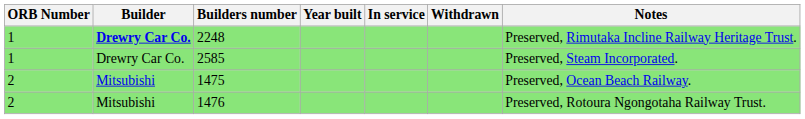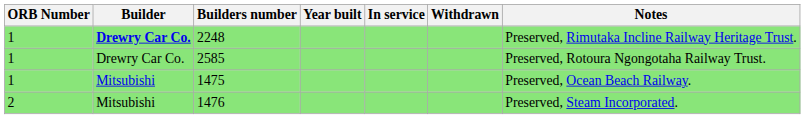(592, 59) Preserved, Steam Incorporated. -> (636, 59) Preserved, Rotoura Ngongotaha Railway Trust.
(11, 80) 2 -> (11, 80) 1
(636, 102) Preserved, Rotoura Ngongotaha Railway Trust. -> (592, 102) Preserved, Steam Incorporated.
